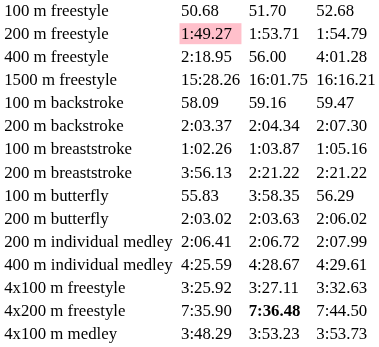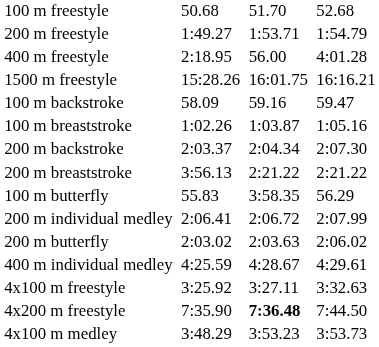(206, 33) pink background -> (206, 33) no background
rows swapped: (64, 126) <-> (68, 149)
rows swapped: (56, 218) <-> (88, 241)
